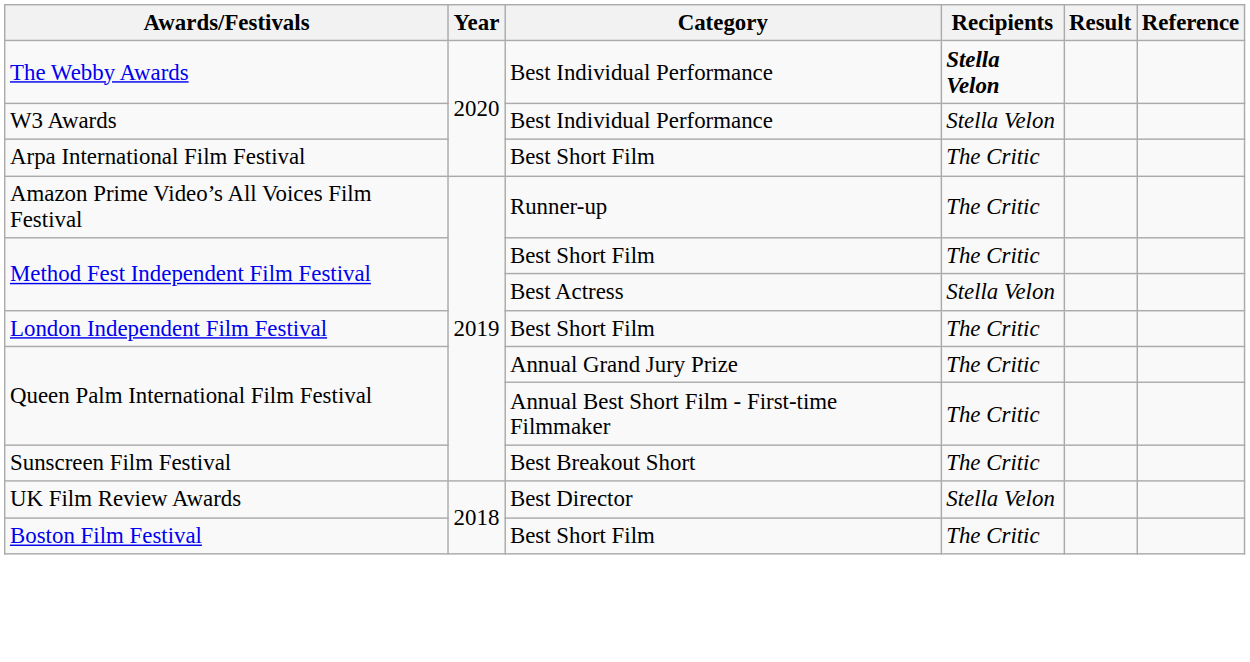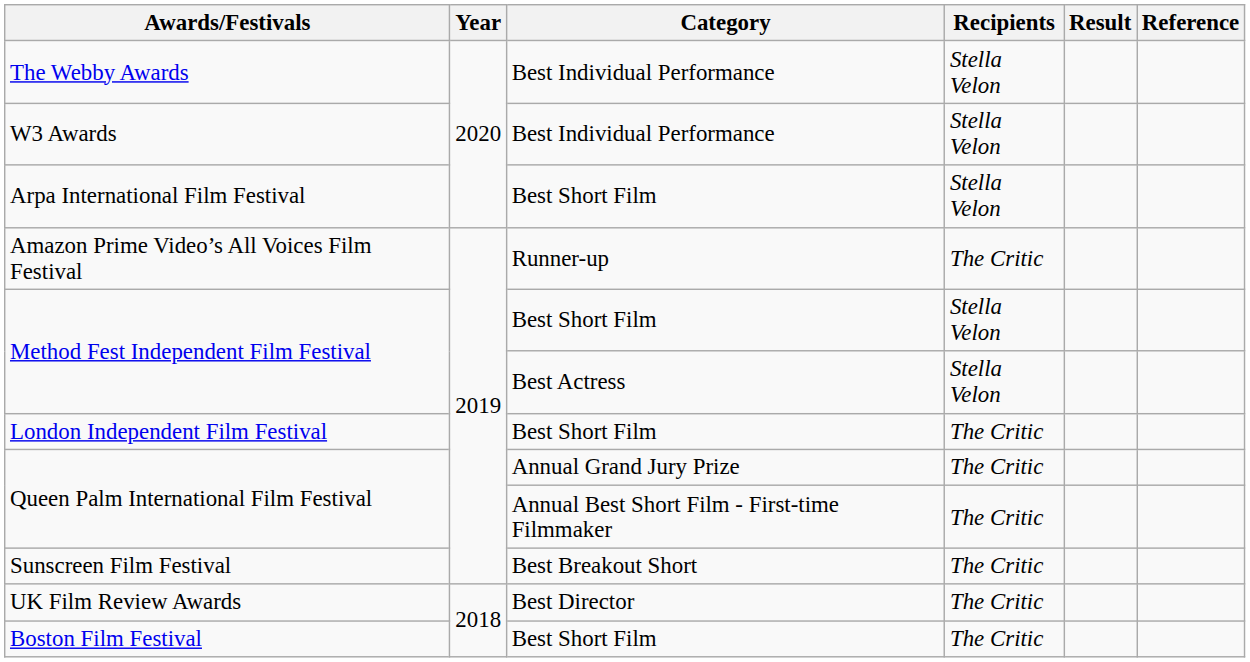(973, 71) bold -> (976, 71) normal
(993, 157) The Critic -> (976, 195) Stella Velon
(993, 255) The Critic -> (976, 319) Stella Velon
(1001, 499) Stella Velon -> (997, 601) The Critic
